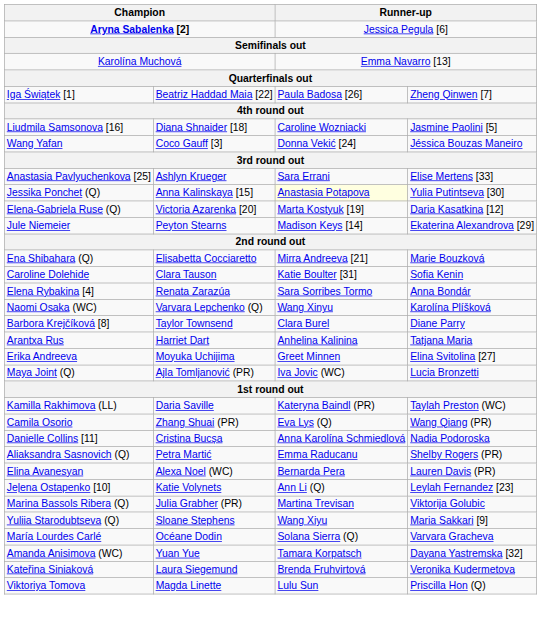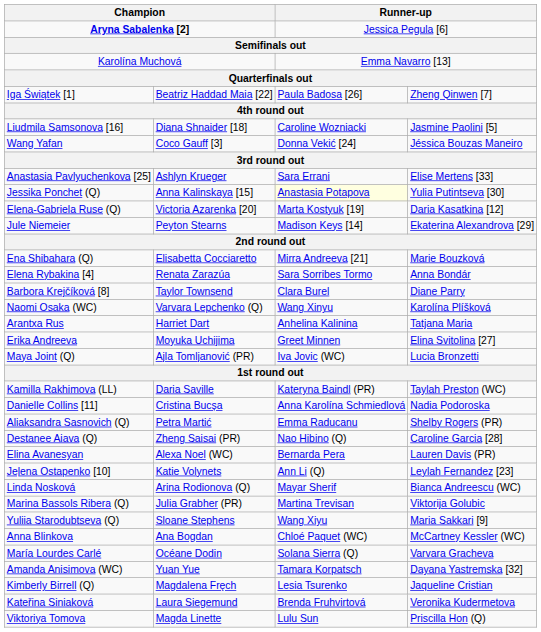- row: (48, 275)
rows swapped: (52, 308) <-> (58, 324)
- row: (40, 422)
+ row: (52, 439)
+ row: (41, 488)
+ row: (40, 537)
+ row: (51, 586)
